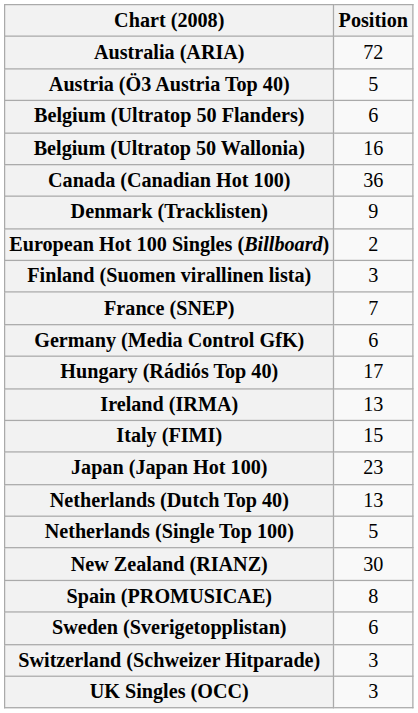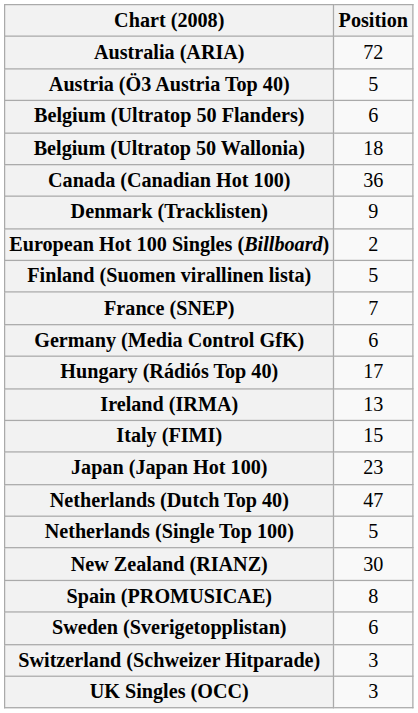(373, 148) 16 -> (373, 148) 18
(373, 276) 3 -> (373, 276) 5
(373, 500) 13 -> (373, 500) 47
